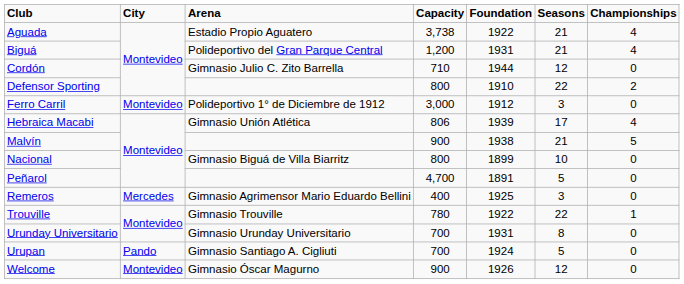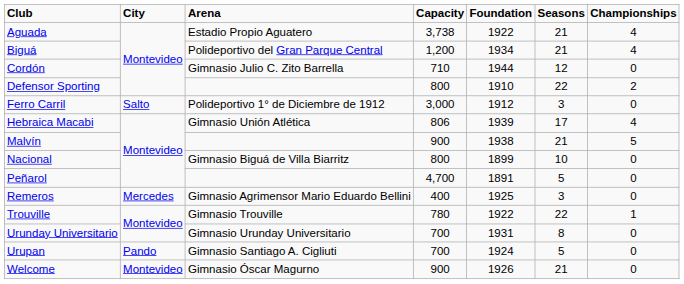(501, 50) 1931 -> (501, 50) 1934
(153, 104) Montevideo -> (136, 104) Salto
(561, 269) 12 -> (561, 269) 21
